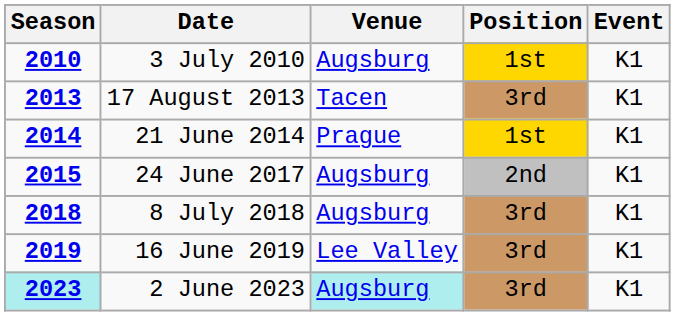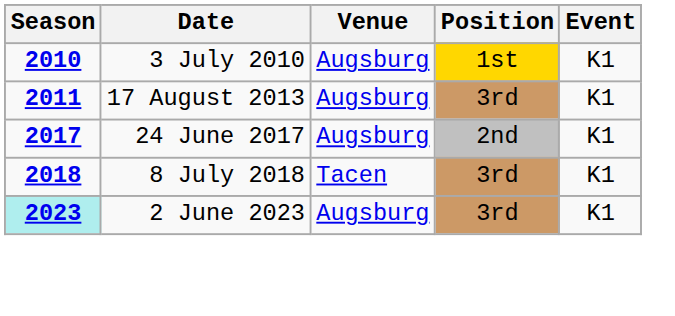(53, 101) 2013 -> (53, 101) 2011
(352, 101) Tacen -> (373, 101) Augsburg
- row: (220, 139)
(53, 177) 2015 -> (53, 139) 2017
(373, 215) Augsburg -> (352, 177) Tacen
- row: (220, 253)
(373, 291) paleturquoise background -> (373, 215) no background
